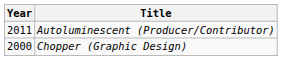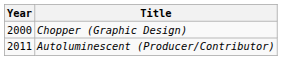rows swapped: (112, 47) <-> (156, 30)
